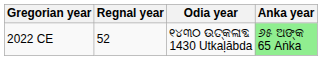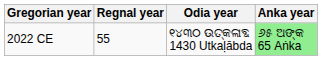(103, 39) 52 -> (103, 39) 55
